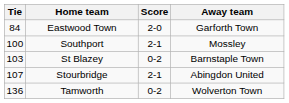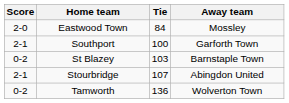columns swapped: (15, 12) <-> (155, 12)
(227, 28) Garforth Town -> (227, 28) Mossley
(227, 43) Mossley -> (227, 43) Garforth Town
